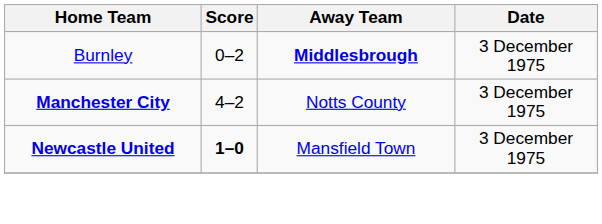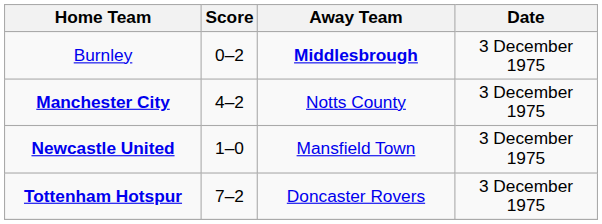(229, 149) bold -> (229, 149) normal
+ row: (103, 195)
